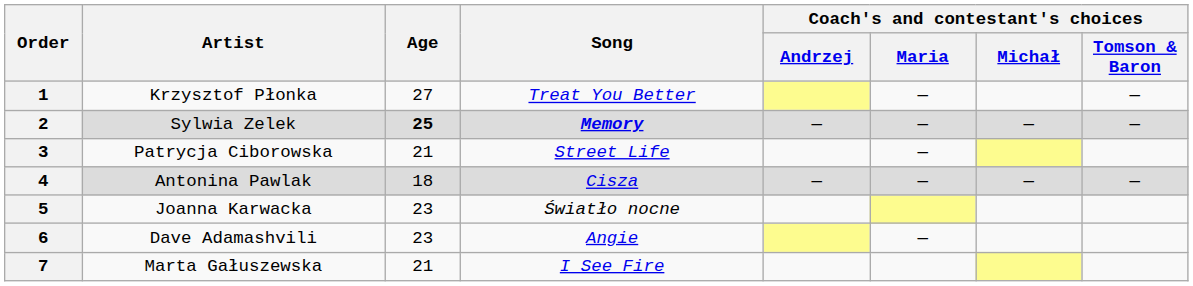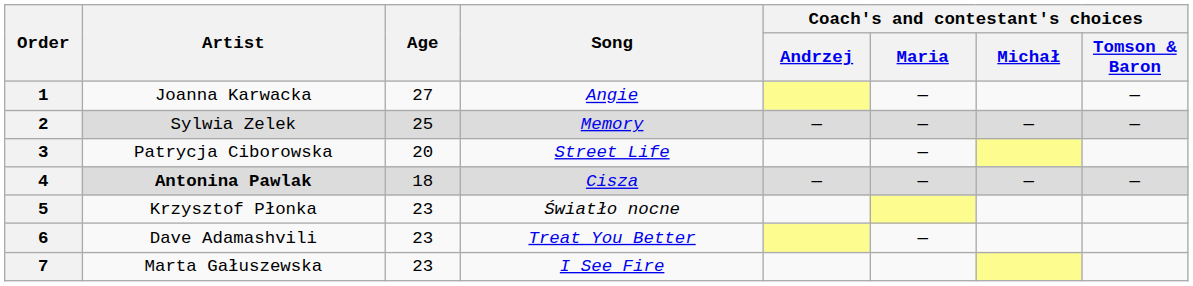(233, 96) Krzysztof Płonka -> (233, 96) Joanna Karwacka
(612, 96) Treat You Better -> (612, 96) Angie
(423, 124) bold -> (423, 124) normal
(612, 124) bold -> (612, 124) normal
(423, 153) 21 -> (423, 153) 20
(233, 181) normal -> (233, 181) bold
(233, 209) Joanna Karwacka -> (233, 209) Krzysztof Płonka
(612, 238) Angie -> (612, 238) Treat You Better
(423, 266) 21 -> (423, 266) 23
